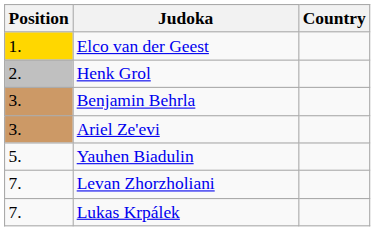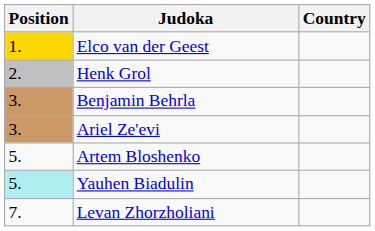+ row: (138, 156)
(15, 156) no background -> (15, 184) paleturquoise background
- row: (128, 211)
